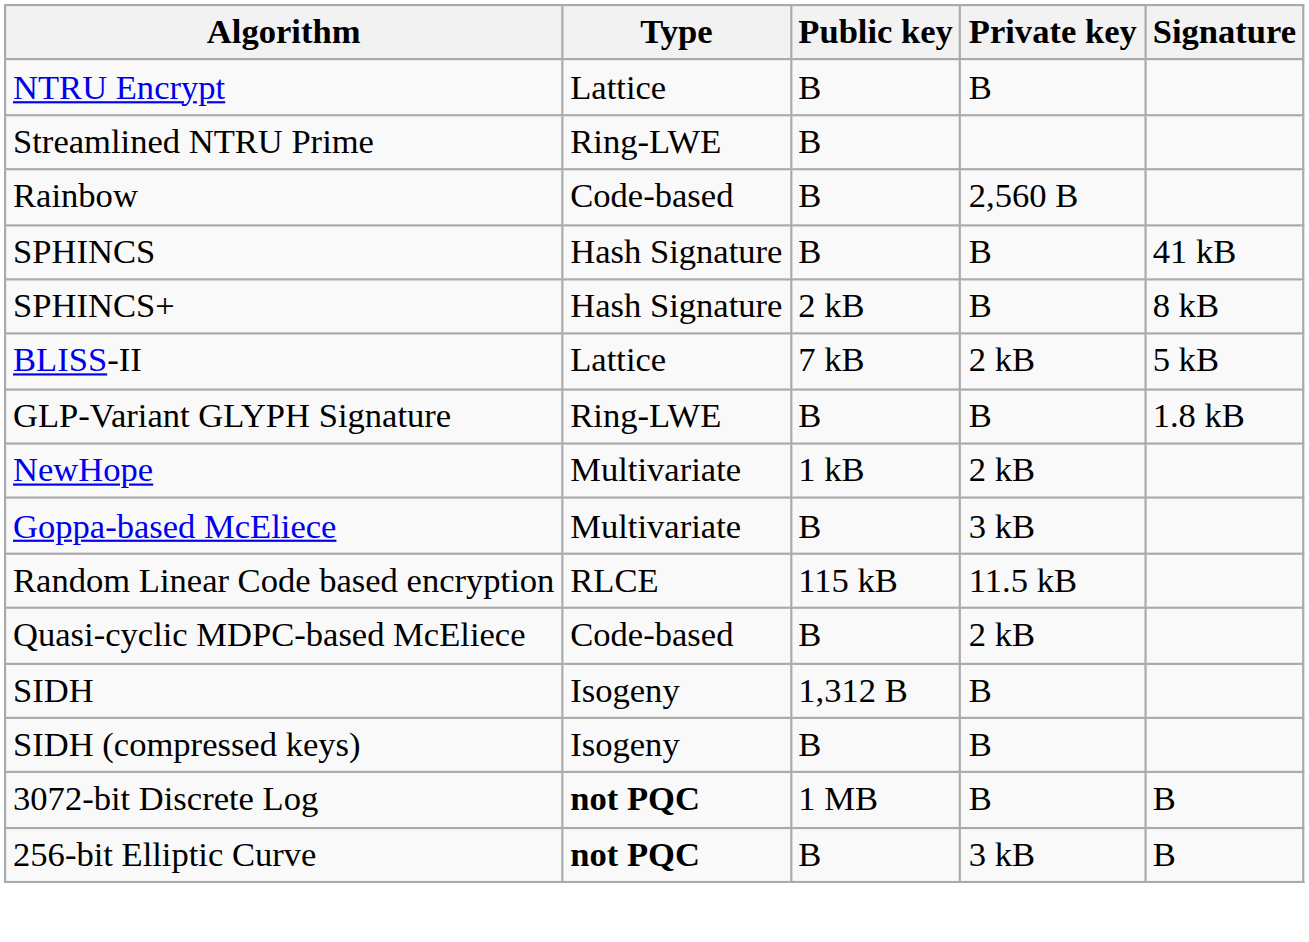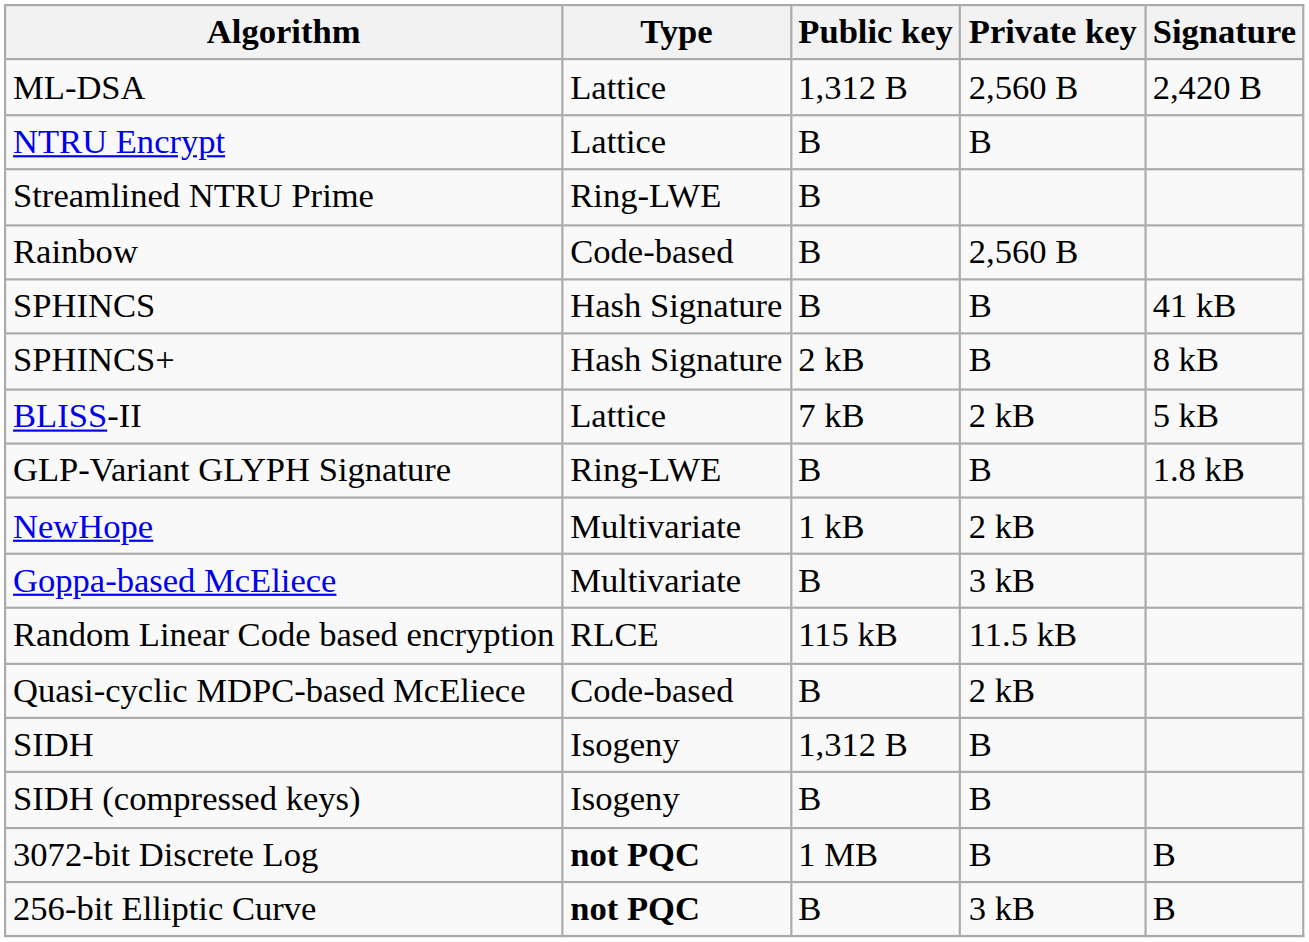+ row: (79, 86)
